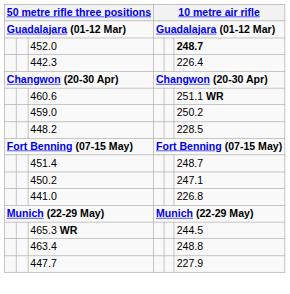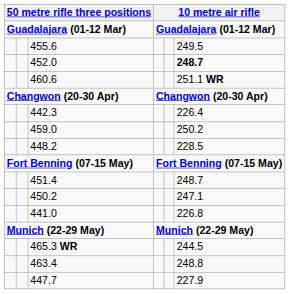+ row: (44, 46)
rows swapped: (44, 63) <-> (44, 96)
